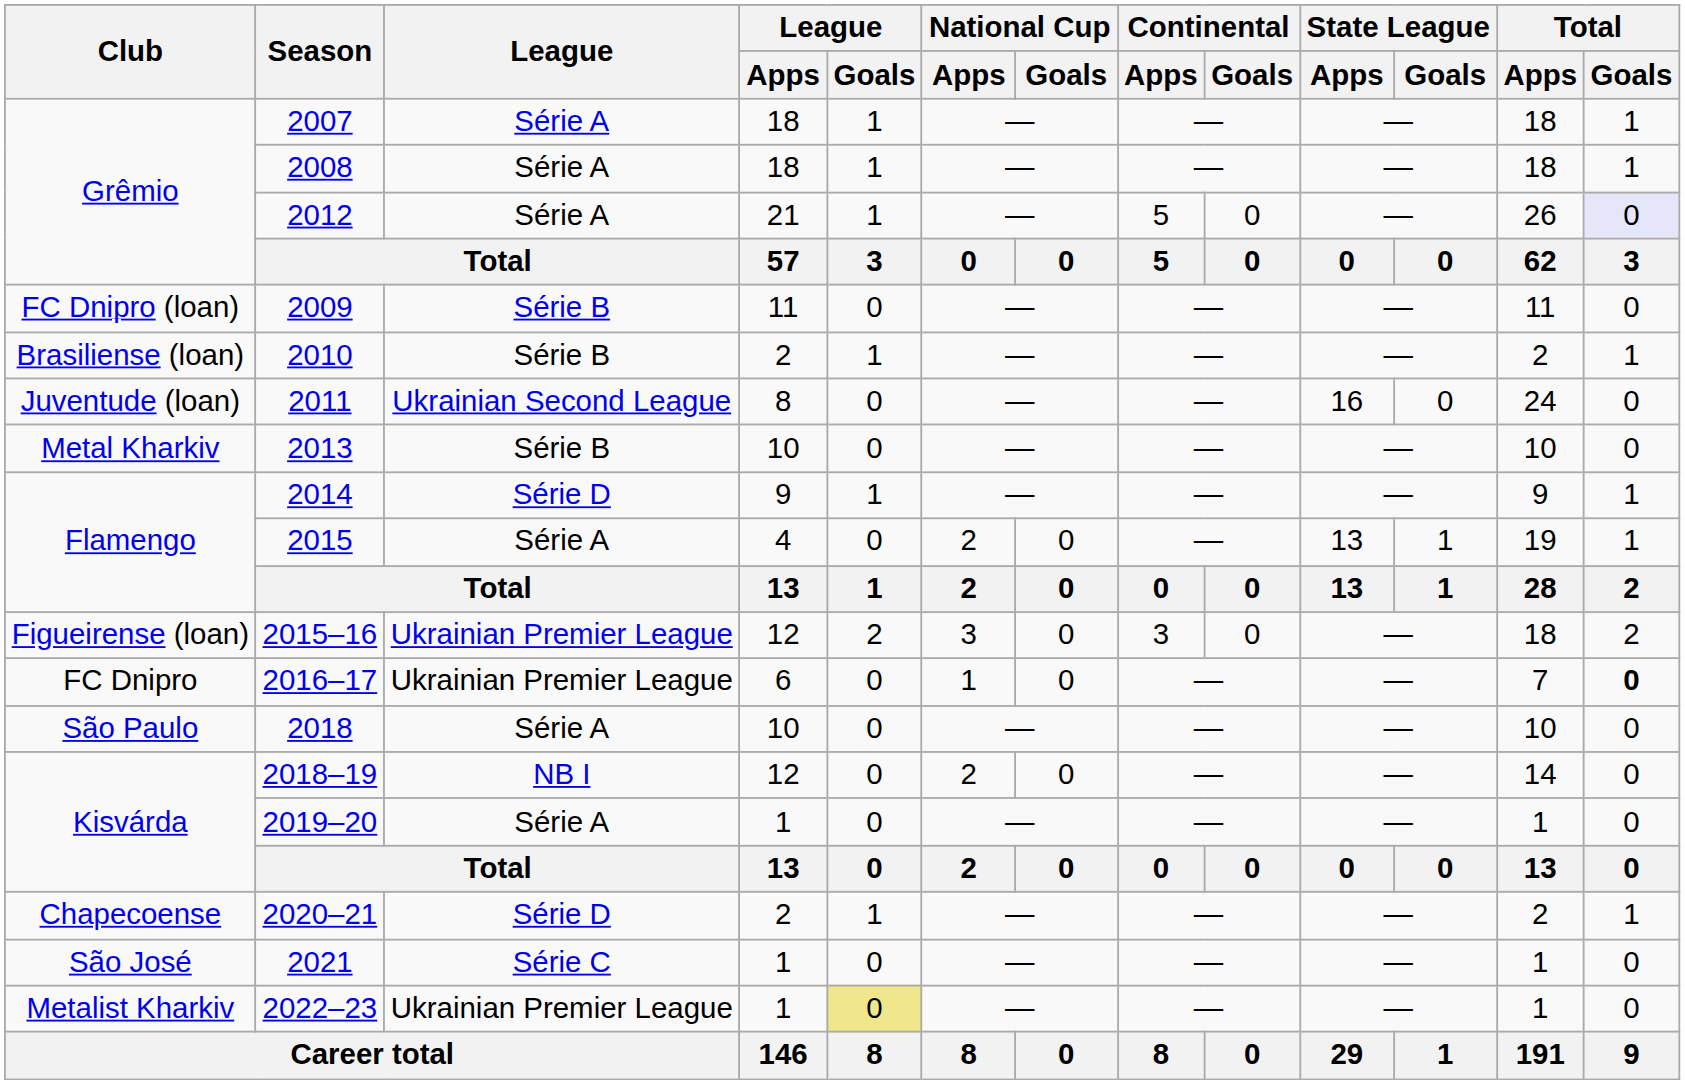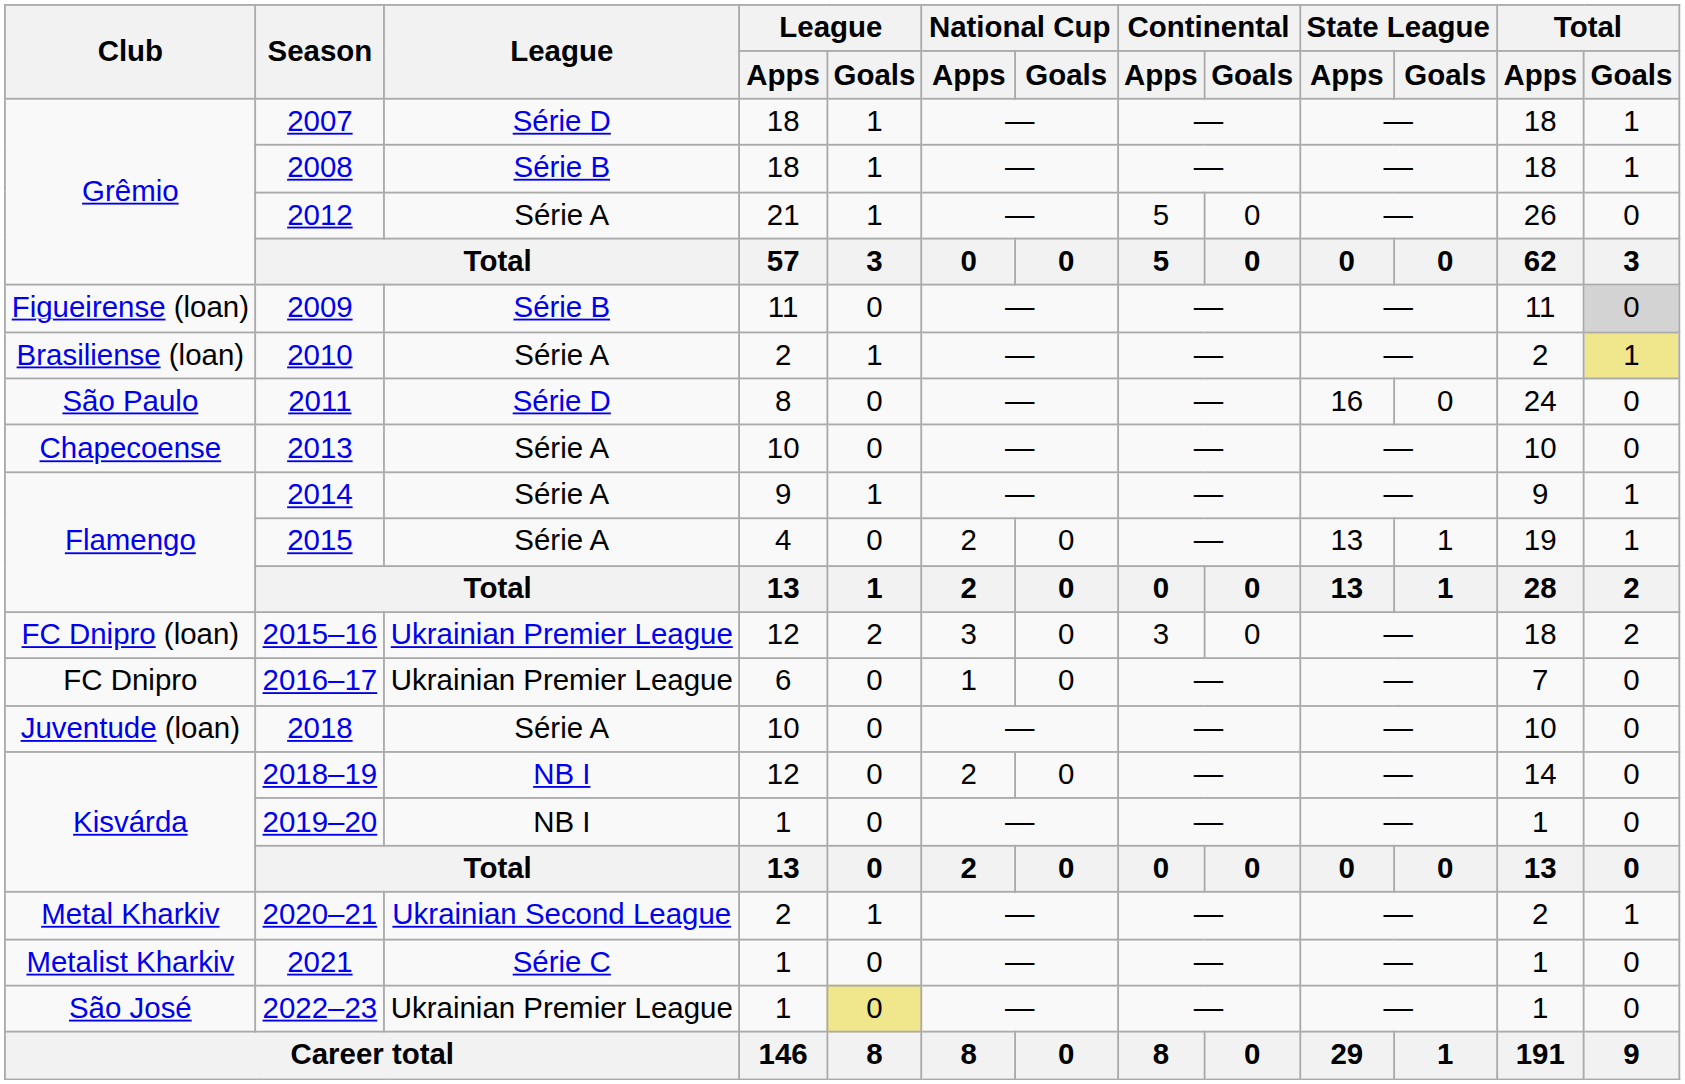(562, 121) Série A -> (562, 121) Série D
(562, 167) Série A -> (562, 167) Série B
(1632, 214) lavender background -> (1632, 214) no background
(130, 307) FC Dnipro (loan) -> (130, 307) Figueirense (loan)
(1632, 307) no background -> (1632, 307) lightgrey background
(562, 354) Série B -> (562, 354) Série A
(1632, 354) no background -> (1632, 354) khaki background
(130, 401) Juventude (loan) -> (130, 401) São Paulo
(562, 401) Ukrainian Second League -> (562, 401) Série D
(130, 448) Metal Kharkiv -> (130, 448) Chapecoense
(562, 448) Série B -> (562, 448) Série A
(562, 494) Série D -> (562, 494) Série A
(130, 634) Figueirense (loan) -> (130, 634) FC Dnipro (loan)
(1632, 681) bold -> (1632, 681) normal
(130, 728) São Paulo -> (130, 728) Juventude (loan)
(562, 821) Série A -> (562, 821) NB I
(130, 914) Chapecoense -> (130, 914) Metal Kharkiv
(562, 914) Série D -> (562, 914) Ukrainian Second League
(130, 961) São José -> (130, 961) Metalist Kharkiv
(130, 1008) Metalist Kharkiv -> (130, 1008) São José
